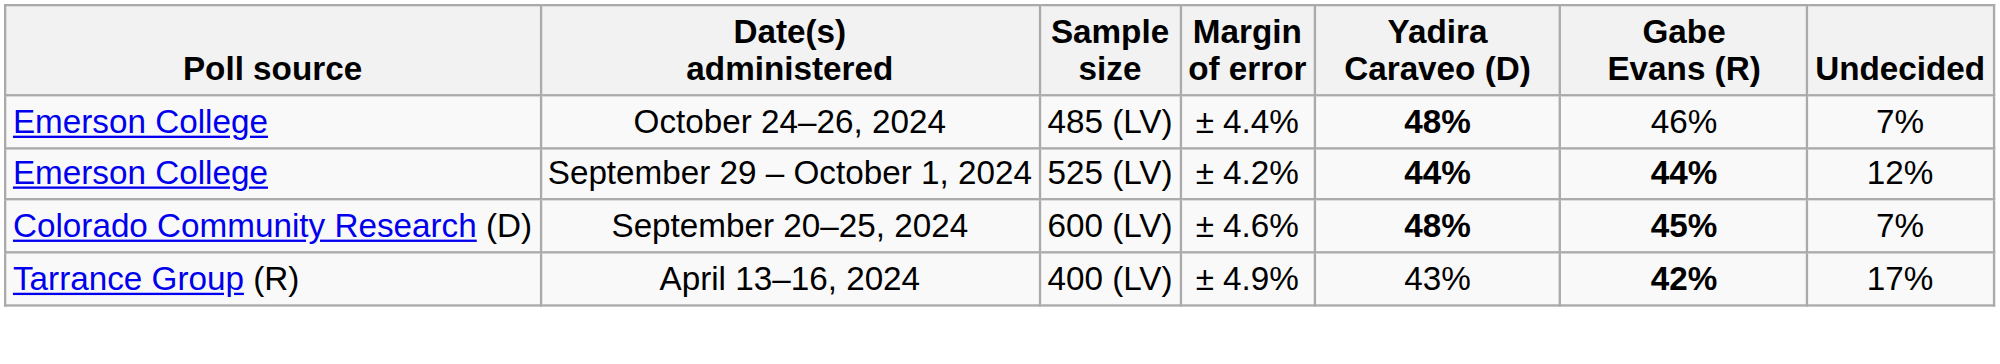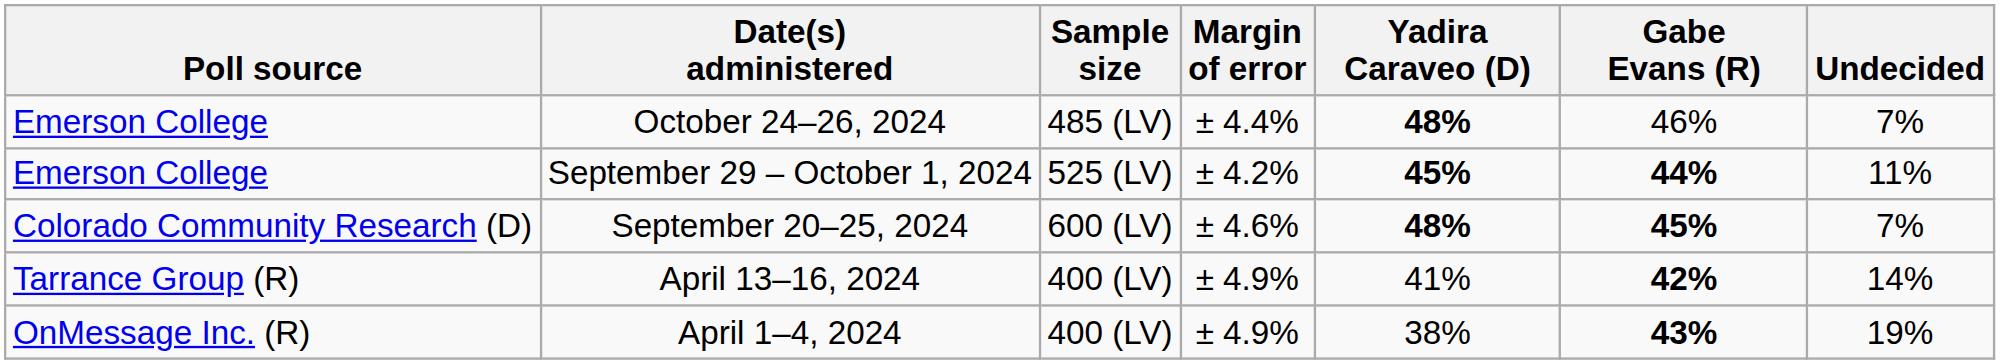(1437, 174) 44% -> (1437, 174) 45%
(1900, 174) 12% -> (1900, 174) 11%
(1437, 279) 43% -> (1437, 279) 41%
(1900, 279) 17% -> (1900, 279) 14%
+ row: (790, 332)
